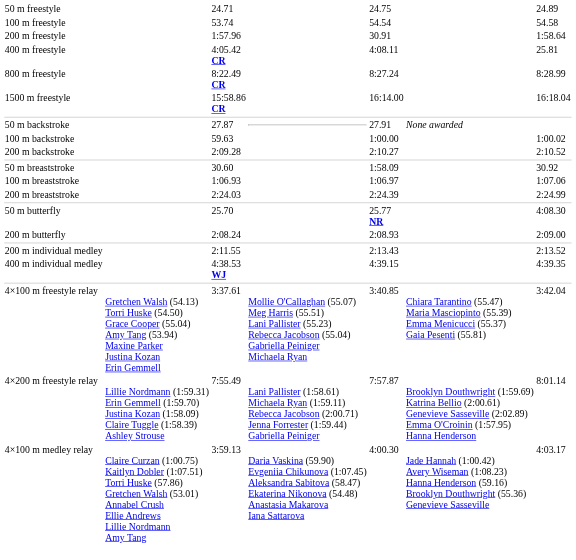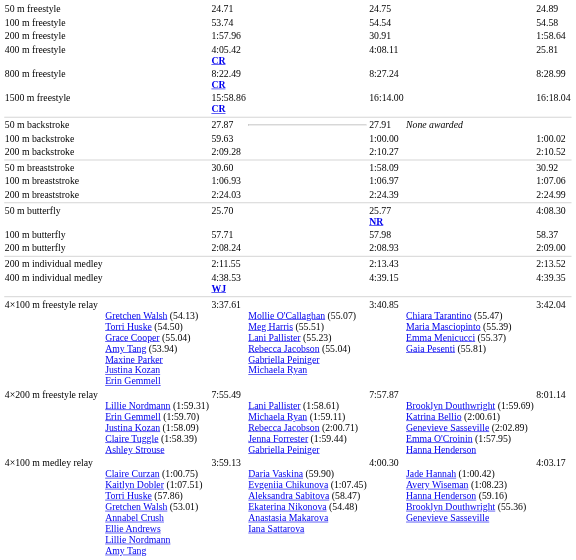+ row: (35, 235)
